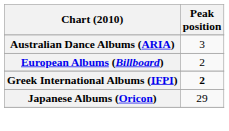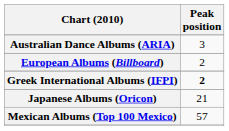(202, 98) 29 -> (202, 98) 21
+ row: (92, 116)
